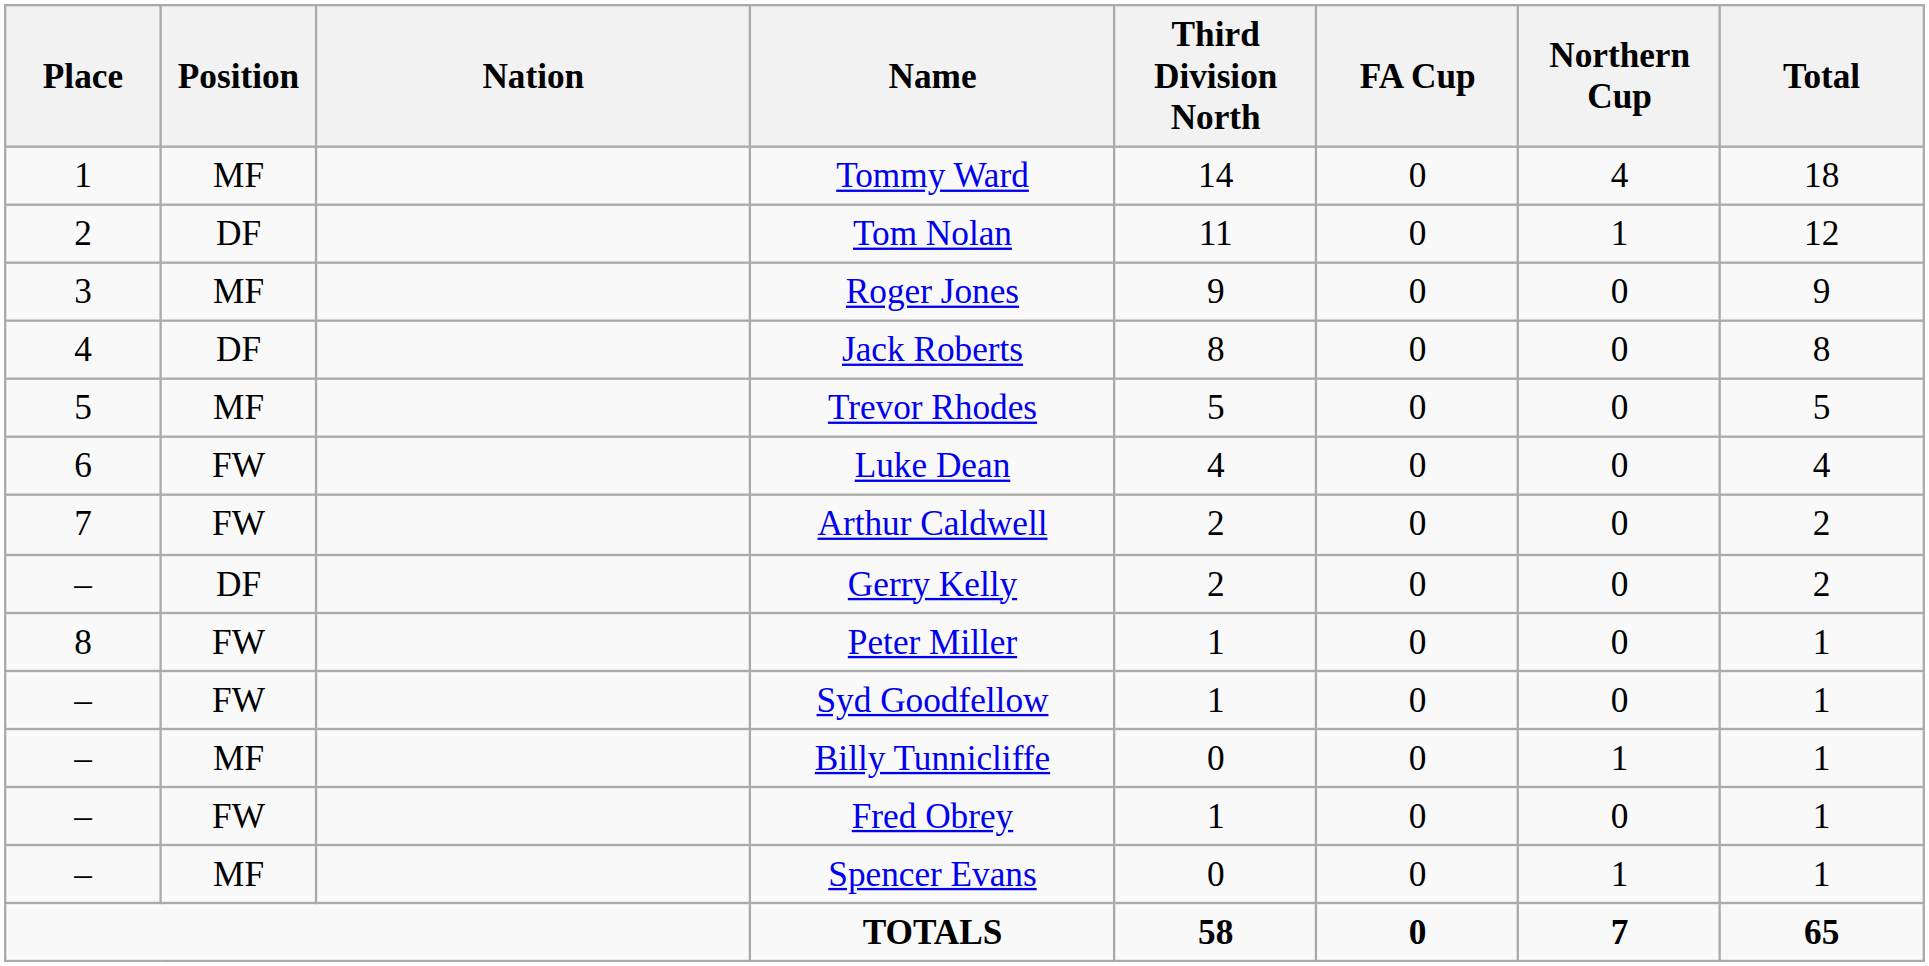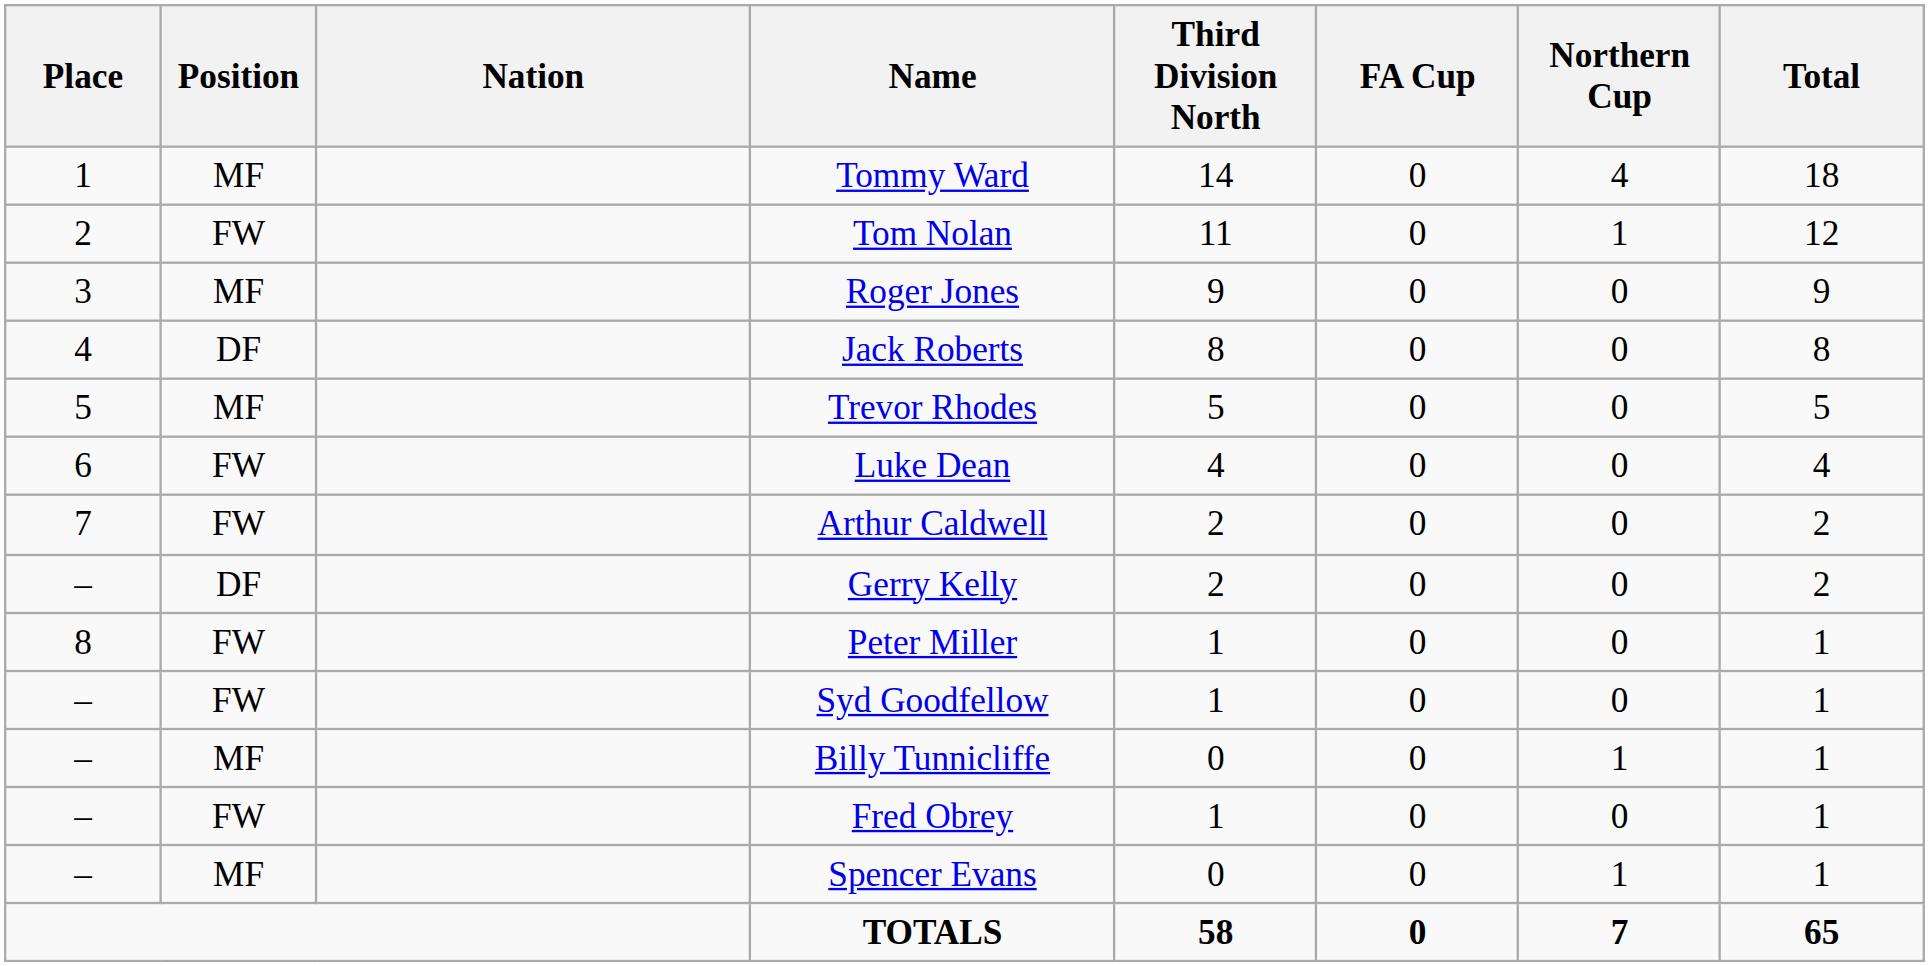(239, 233) DF -> (239, 233) FW
